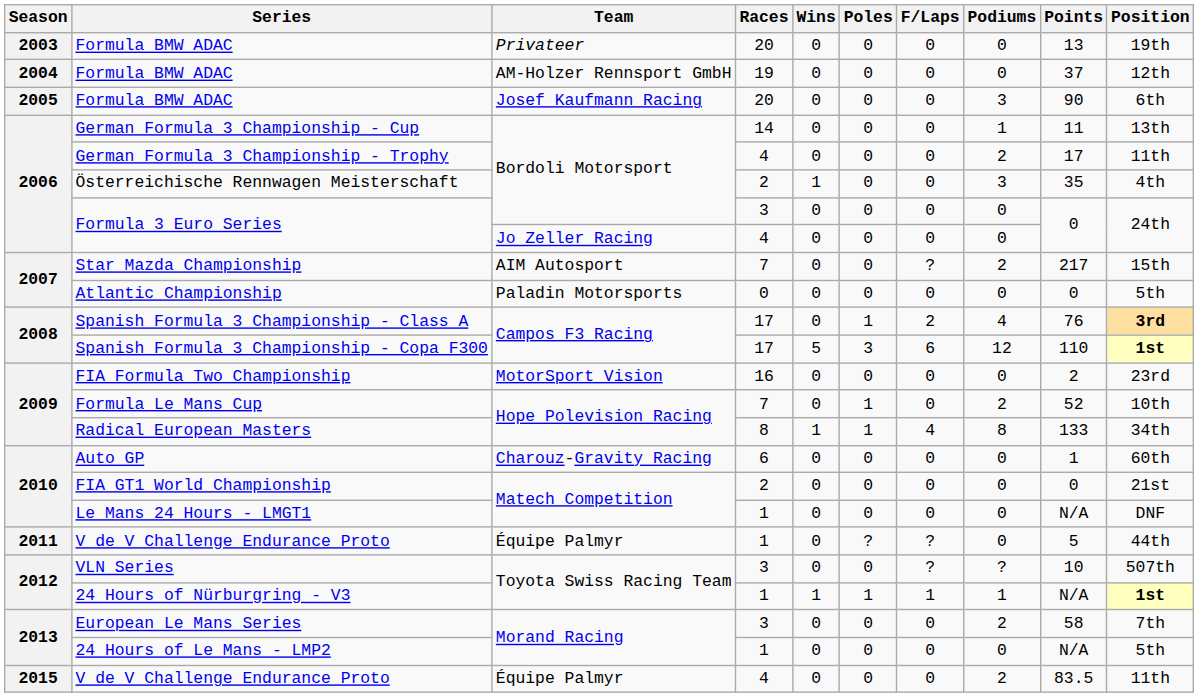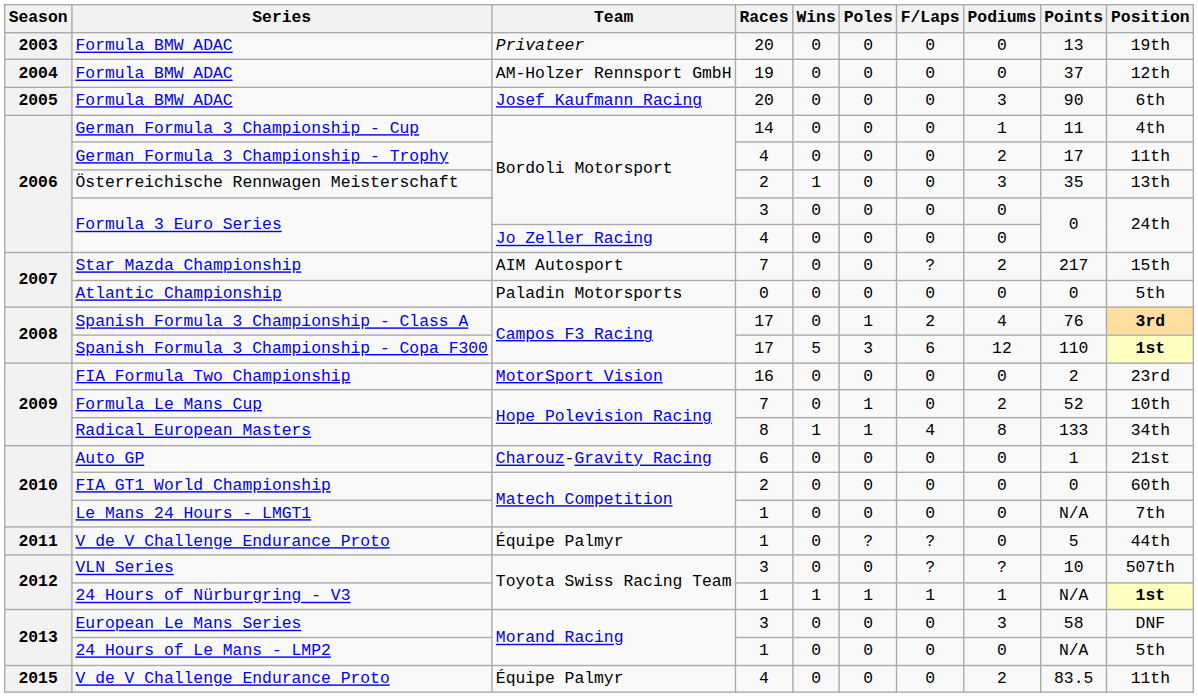(1150, 128) 13th -> (1150, 128) 4th
(1150, 183) 4th -> (1150, 183) 13th
(1150, 458) 60th -> (1150, 458) 21st
(1150, 486) 21st -> (1150, 486) 60th
(1150, 513) DNF -> (1150, 513) 7th
(1002, 624) 2 -> (1002, 624) 3
(1150, 624) 7th -> (1150, 624) DNF
